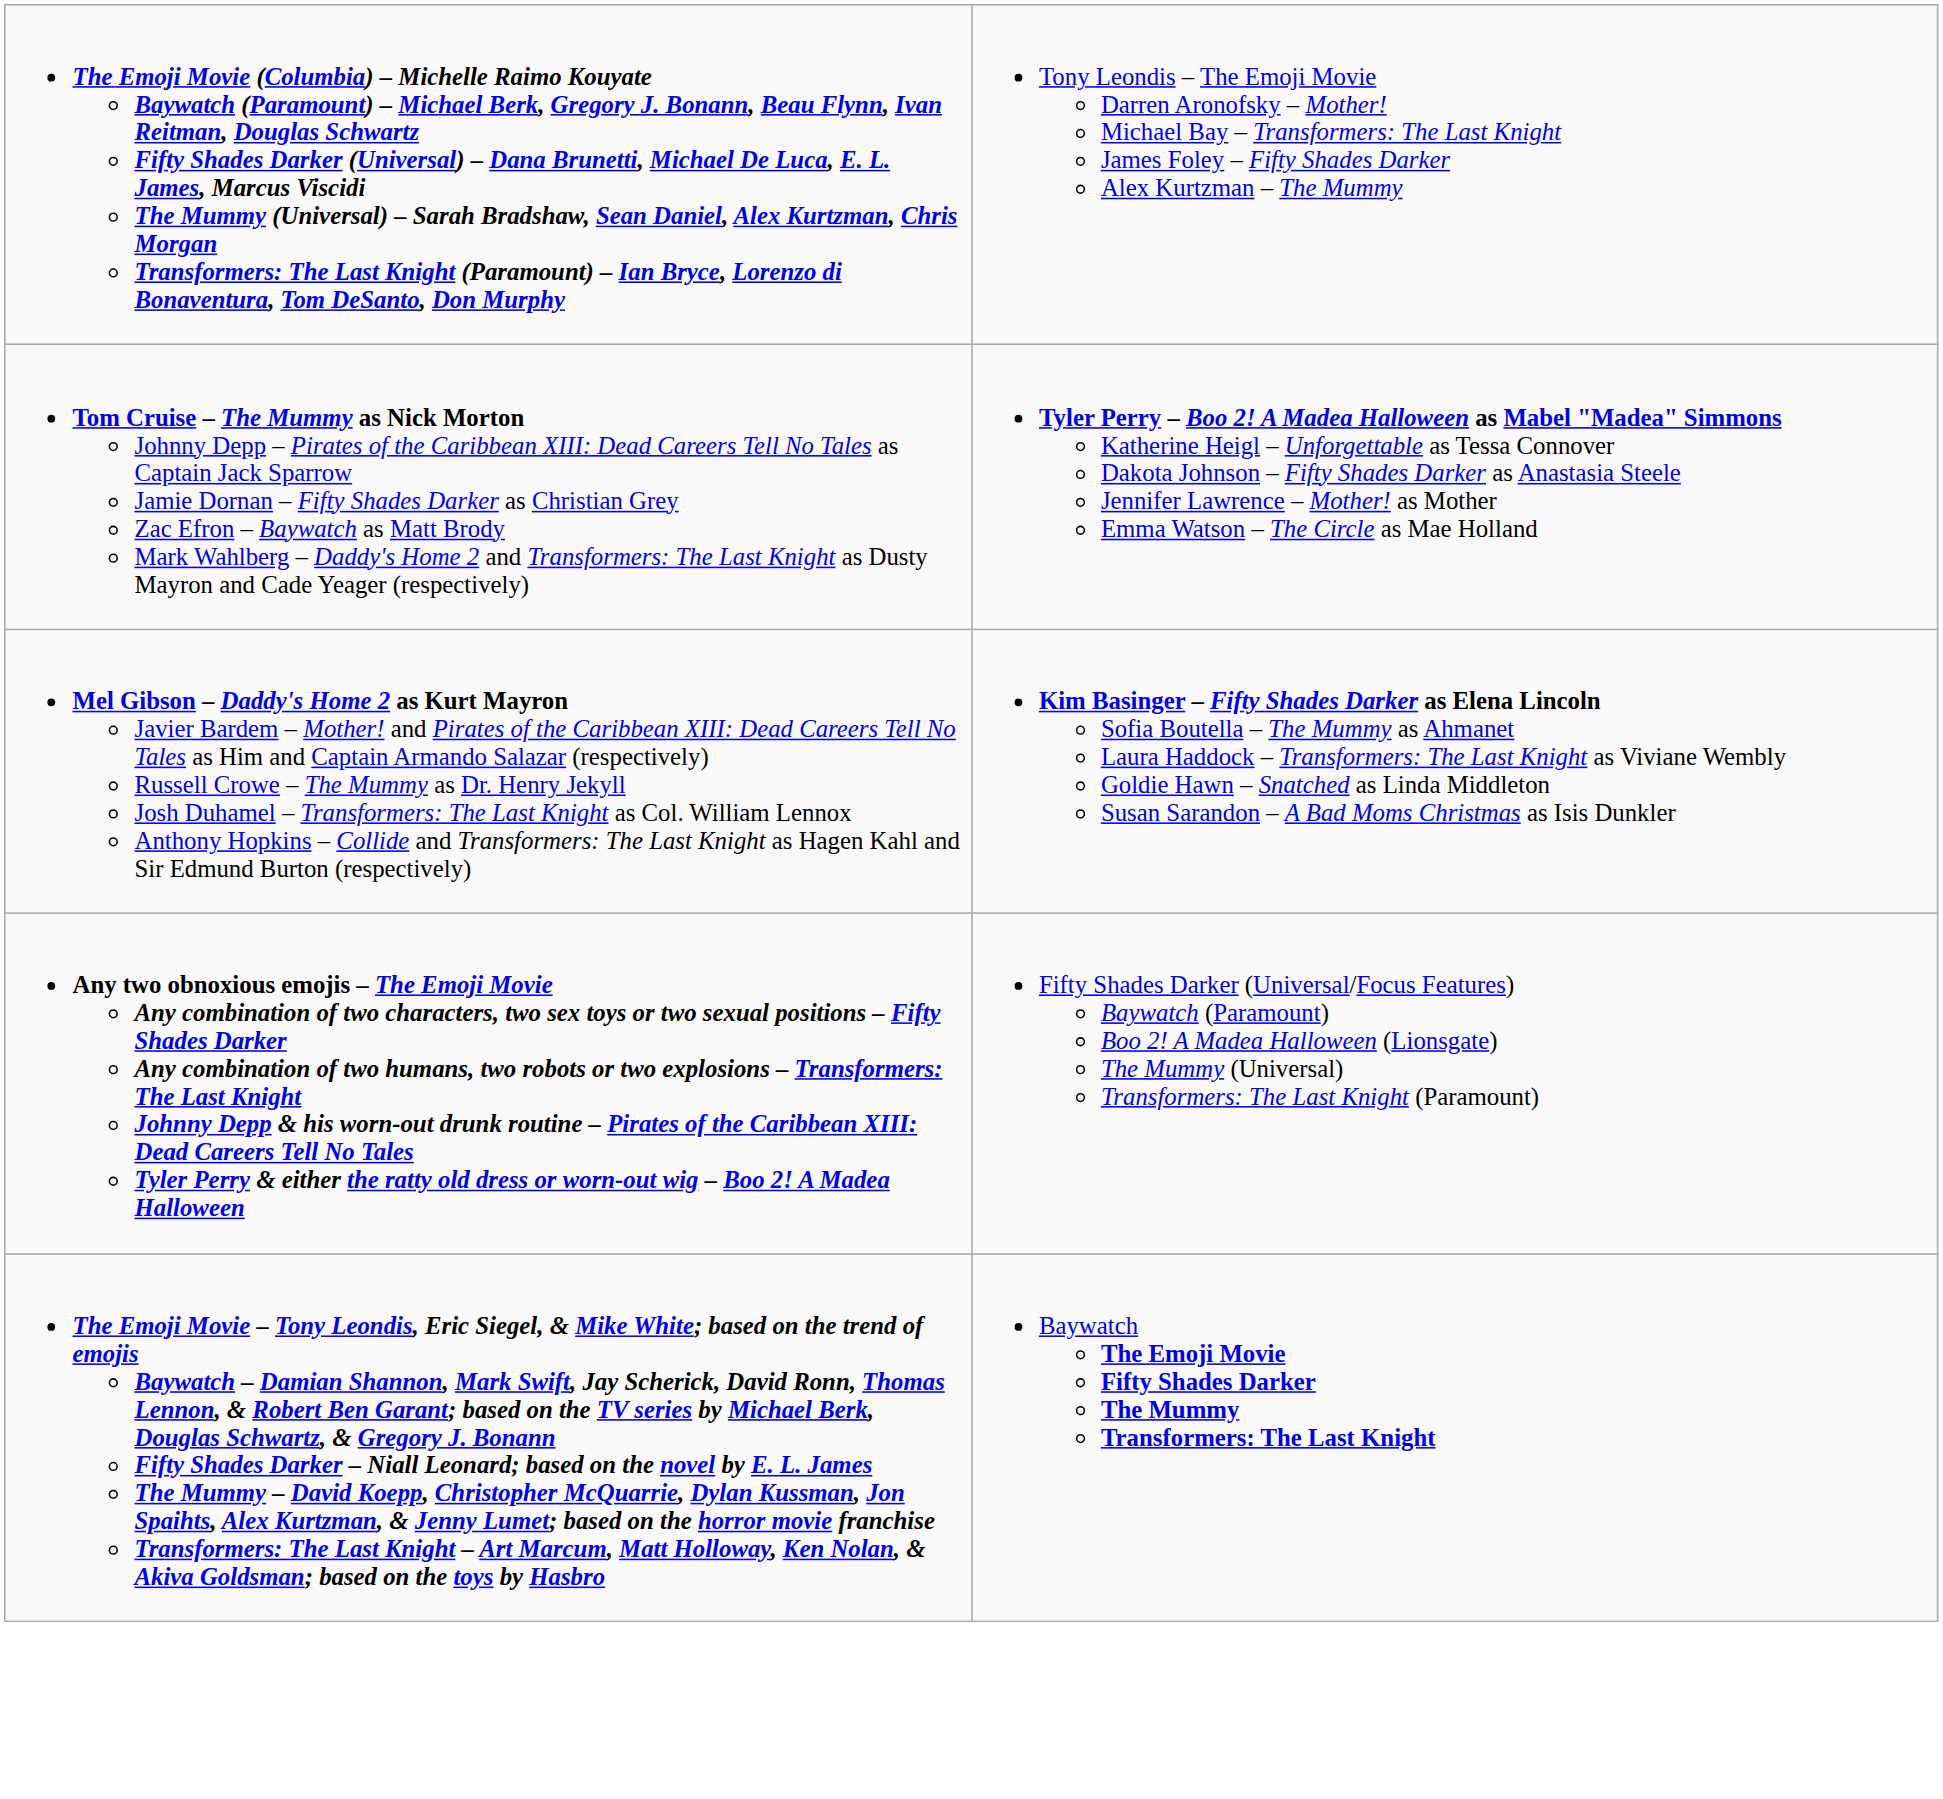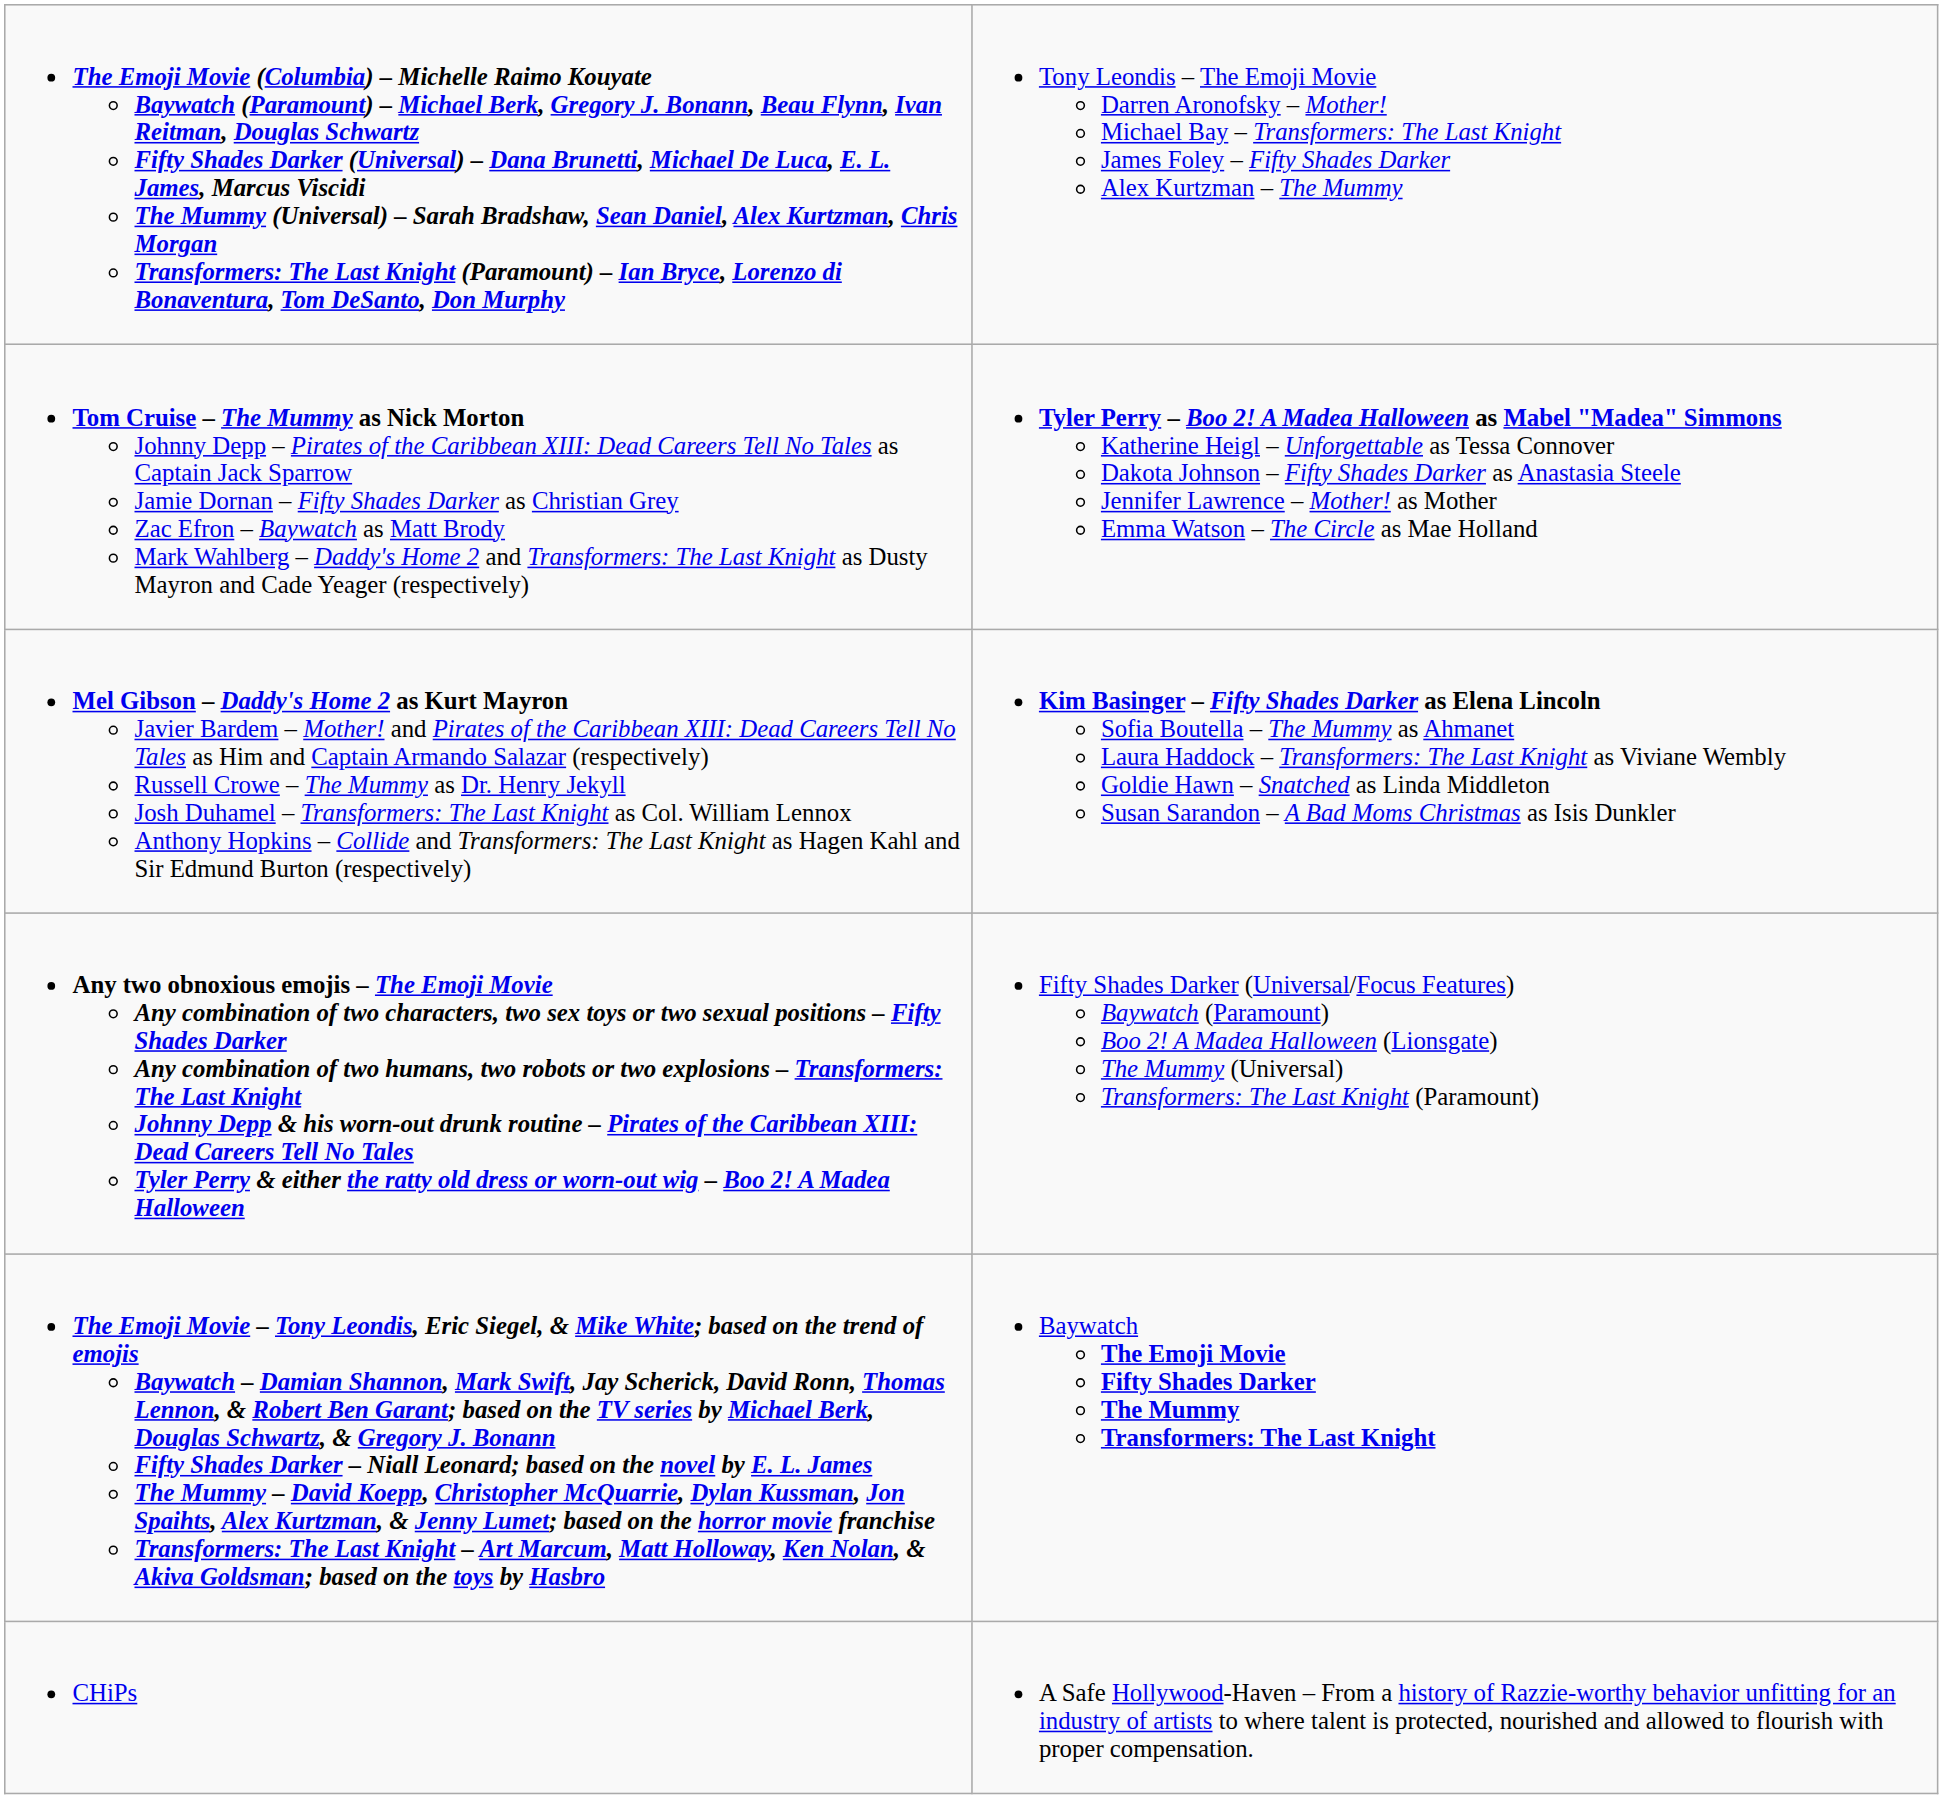+ row: (488, 1694)
